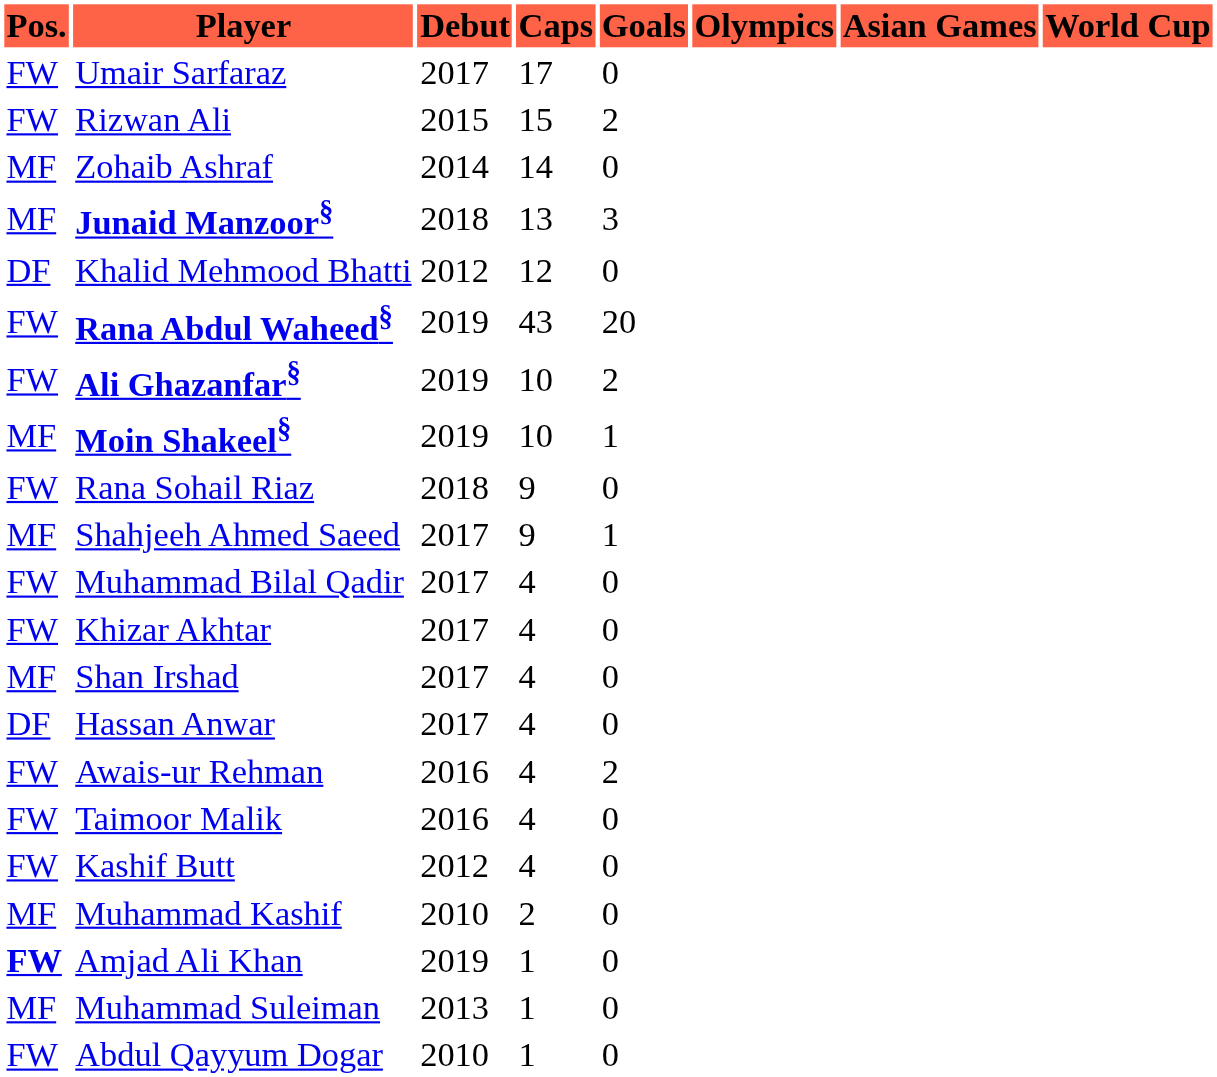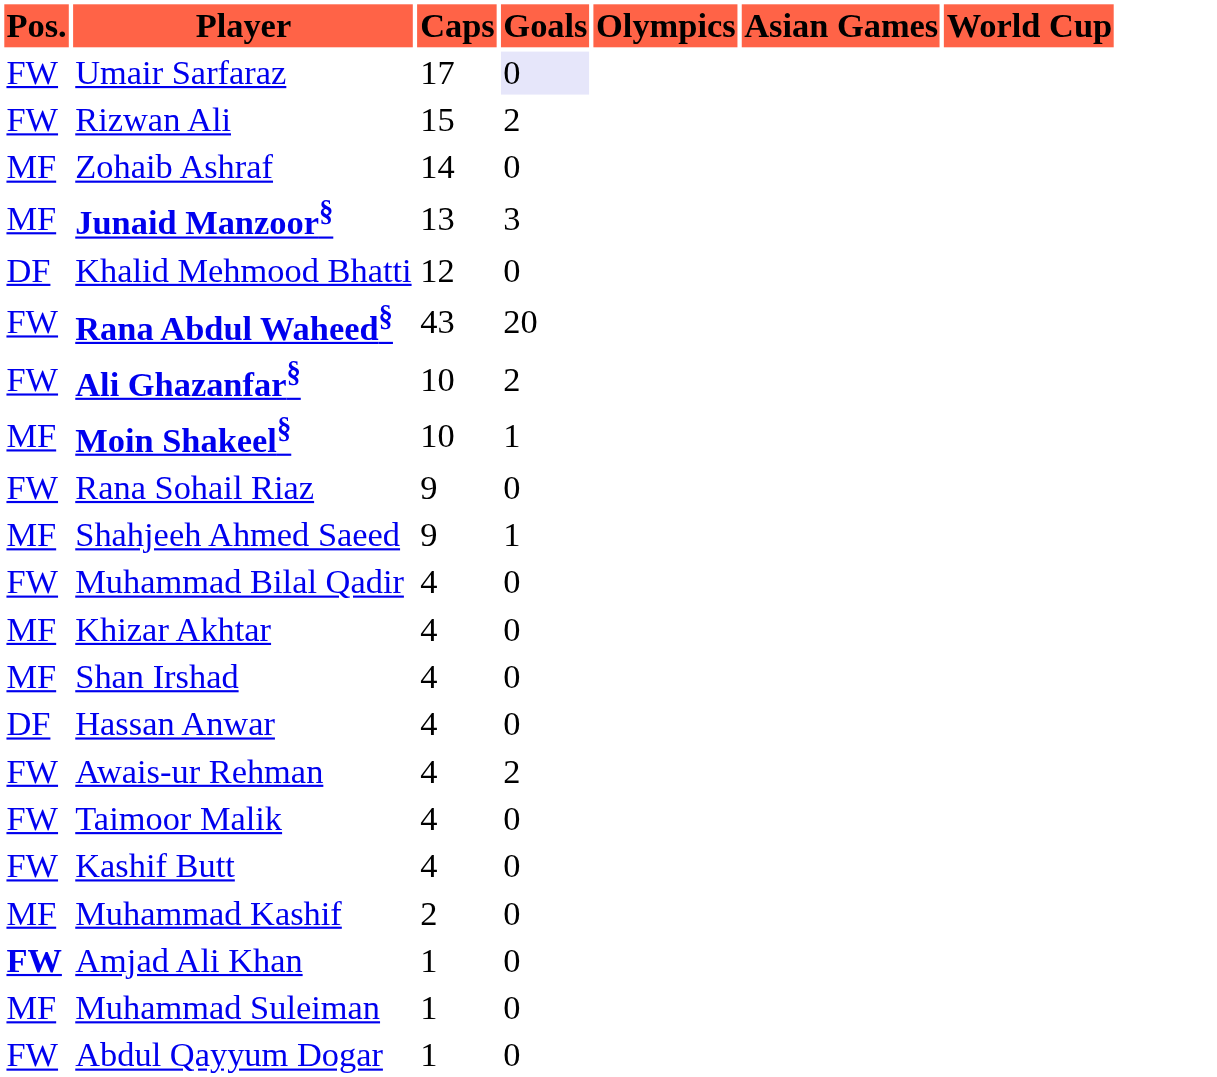- column: (465, 25)
(610, 72) no background -> (512, 72) lavender background
(32, 630) FW -> (31, 630) MF
